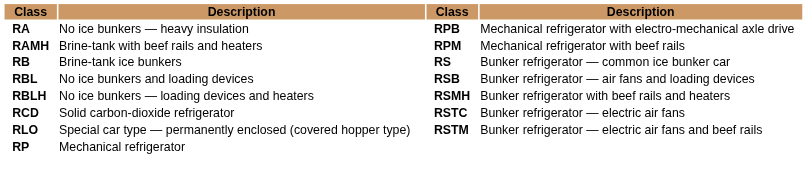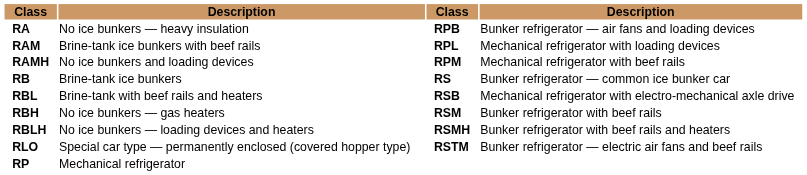(641, 28) Mechanical refrigerator with electro-mechanical axle drive -> (617, 28) Bunker refrigerator — air fans and loading devices
+ row: (23, 45)
(161, 45) Brine-tank with beef rails and heaters -> (156, 62) No ice bunkers and loading devices
(156, 79) No ice bunkers and loading devices -> (161, 96) Brine-tank with beef rails and heaters
(617, 79) Bunker refrigerator — air fans and loading devices -> (641, 96) Mechanical refrigerator with electro-mechanical axle drive
+ row: (22, 113)
- row: (22, 113)
